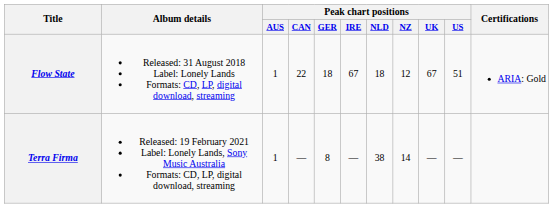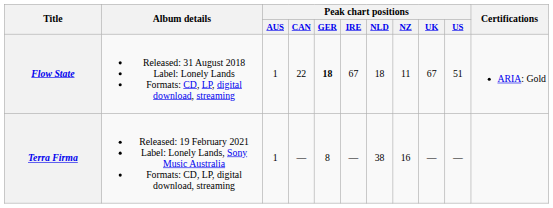(327, 73) normal -> (327, 73) bold
(406, 73) 12 -> (406, 73) 11
(406, 158) 14 -> (406, 158) 16
